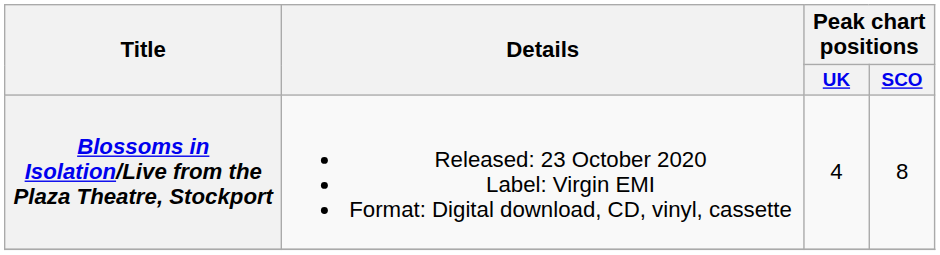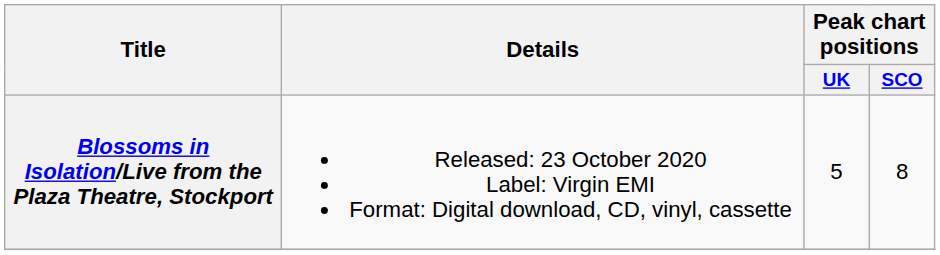(836, 171) 4 -> (836, 171) 5
